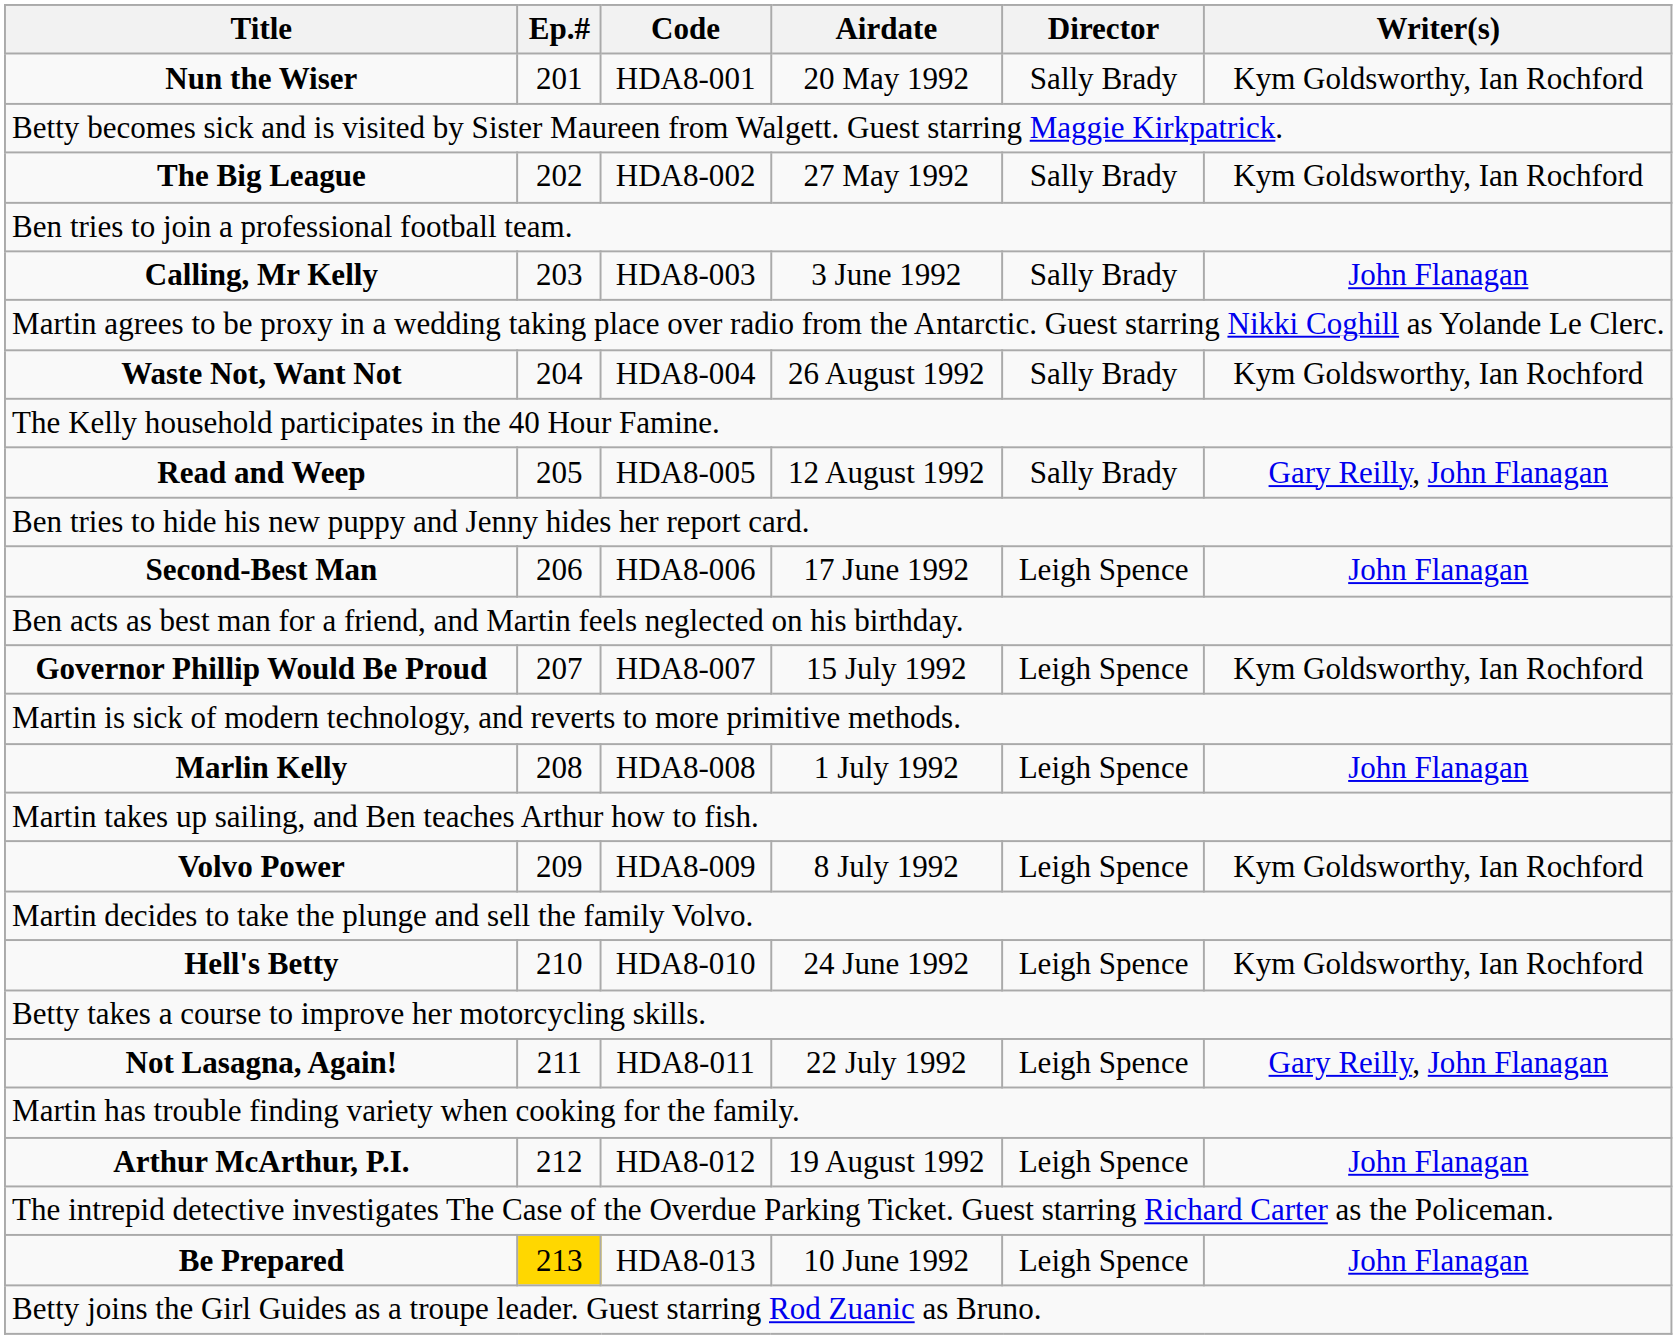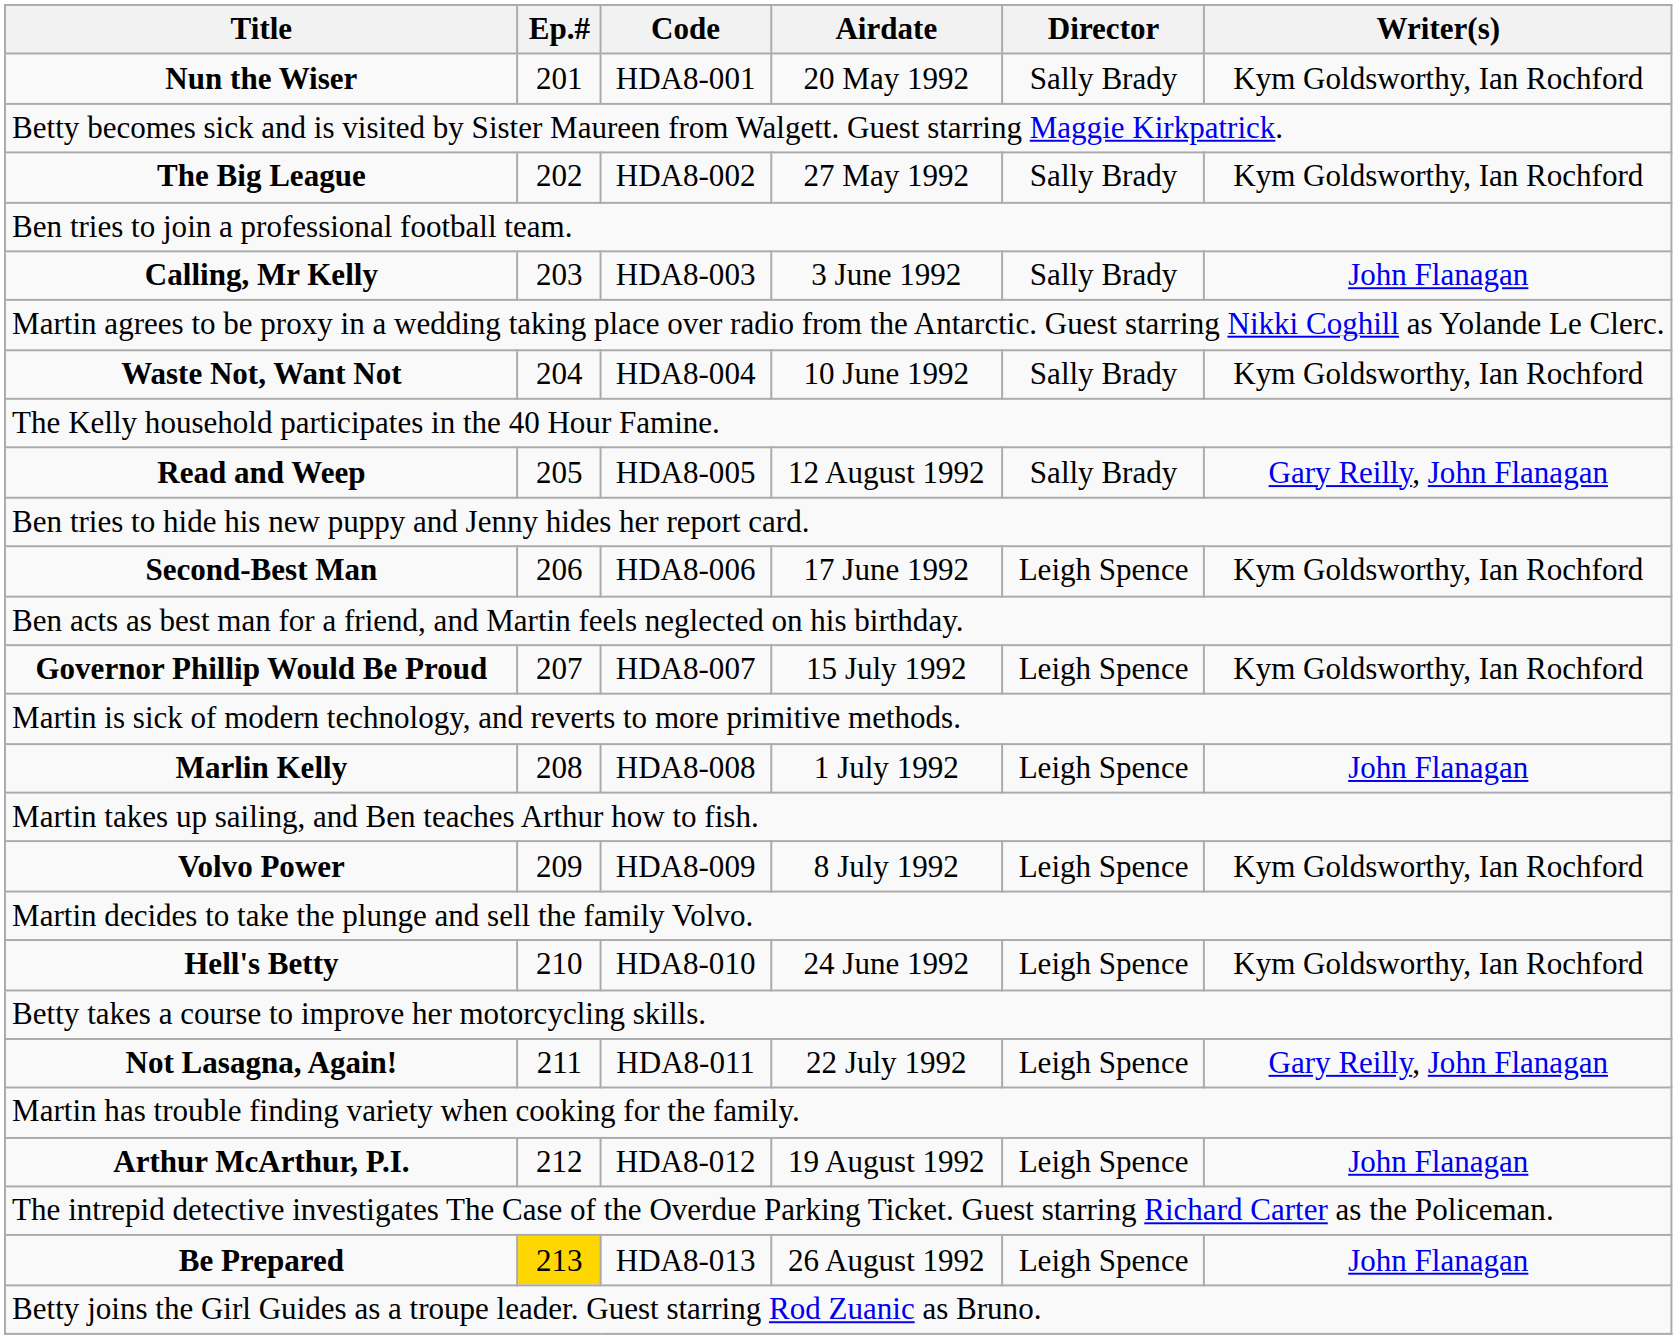(886, 373) 26 August 1992 -> (886, 373) 10 June 1992
(1438, 570) John Flanagan -> (1438, 570) Kym Goldsworthy, Ian Rochford
(886, 1259) 10 June 1992 -> (886, 1259) 26 August 1992
